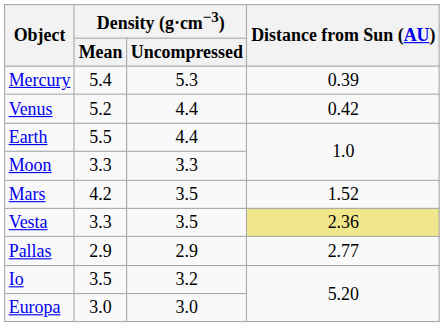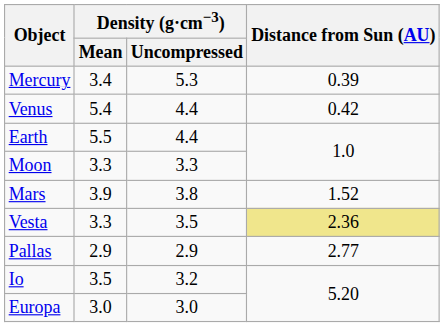(101, 80) 5.4 -> (101, 80) 3.4
(101, 108) 5.2 -> (101, 108) 5.4
(101, 194) 4.2 -> (101, 194) 3.9
(187, 194) 3.5 -> (187, 194) 3.8
